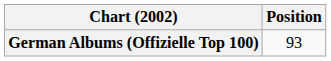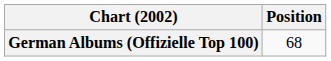(294, 42) 93 -> (294, 42) 68
